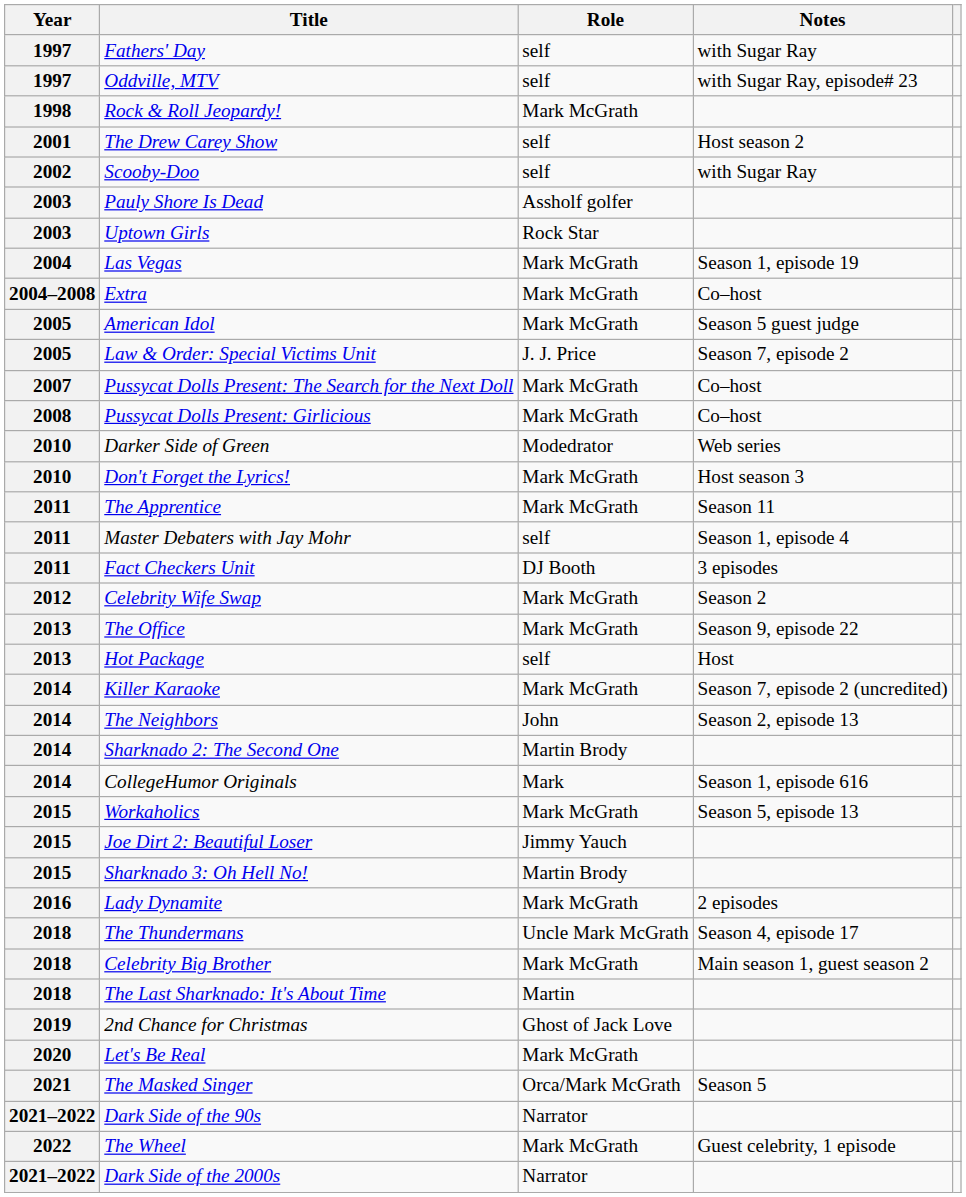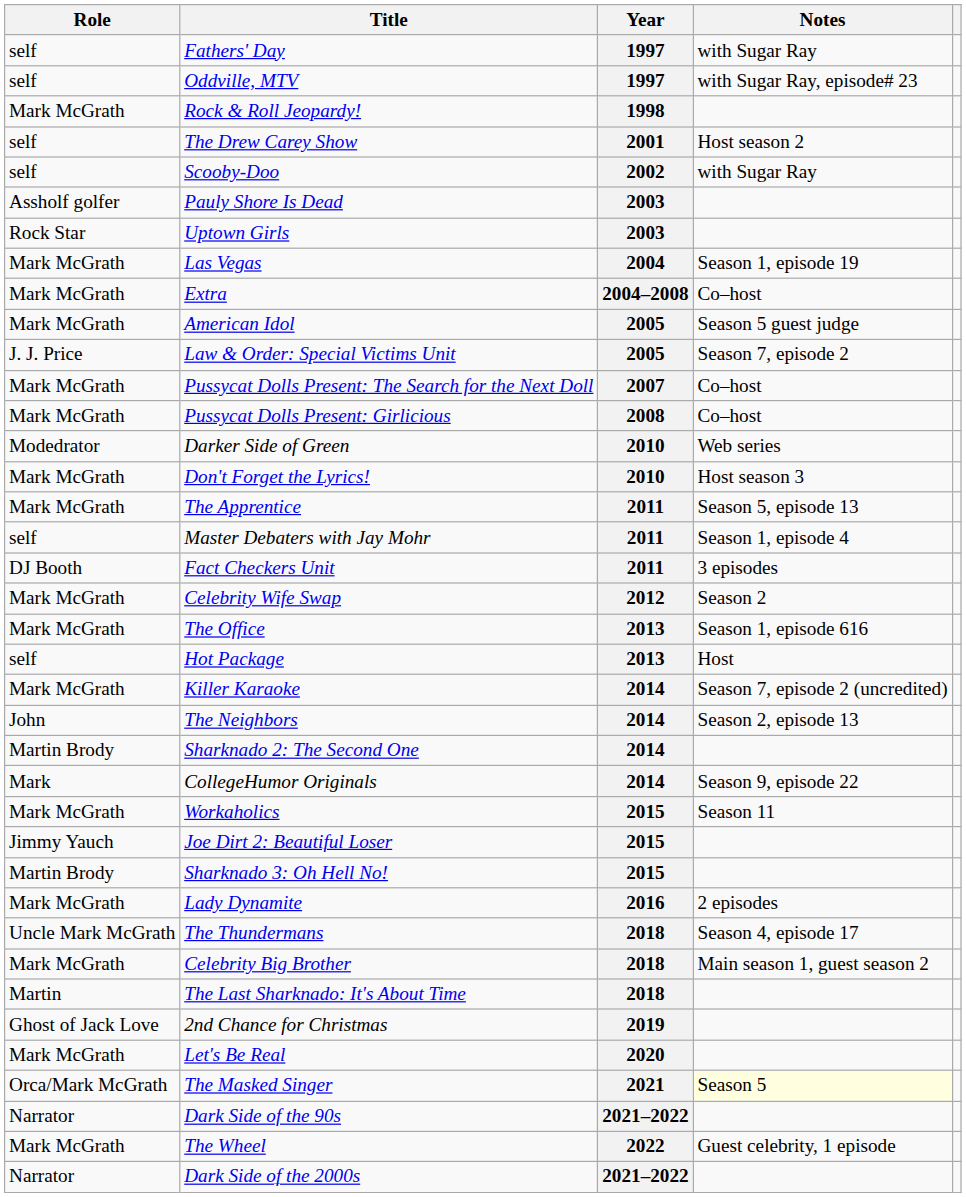columns swapped: (52, 19) <-> (605, 19)
(736, 506) Season 11 -> (778, 506) Season 5, episode 13
(778, 628) Season 9, episode 22 -> (783, 628) Season 1, episode 616
(783, 780) Season 1, episode 616 -> (778, 780) Season 9, episode 22
(778, 811) Season 5, episode 13 -> (736, 811) Season 11
(732, 1085) no background -> (732, 1085) lightyellow background
